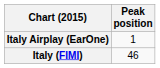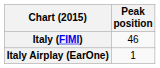rows swapped: (58, 55) <-> (58, 39)
